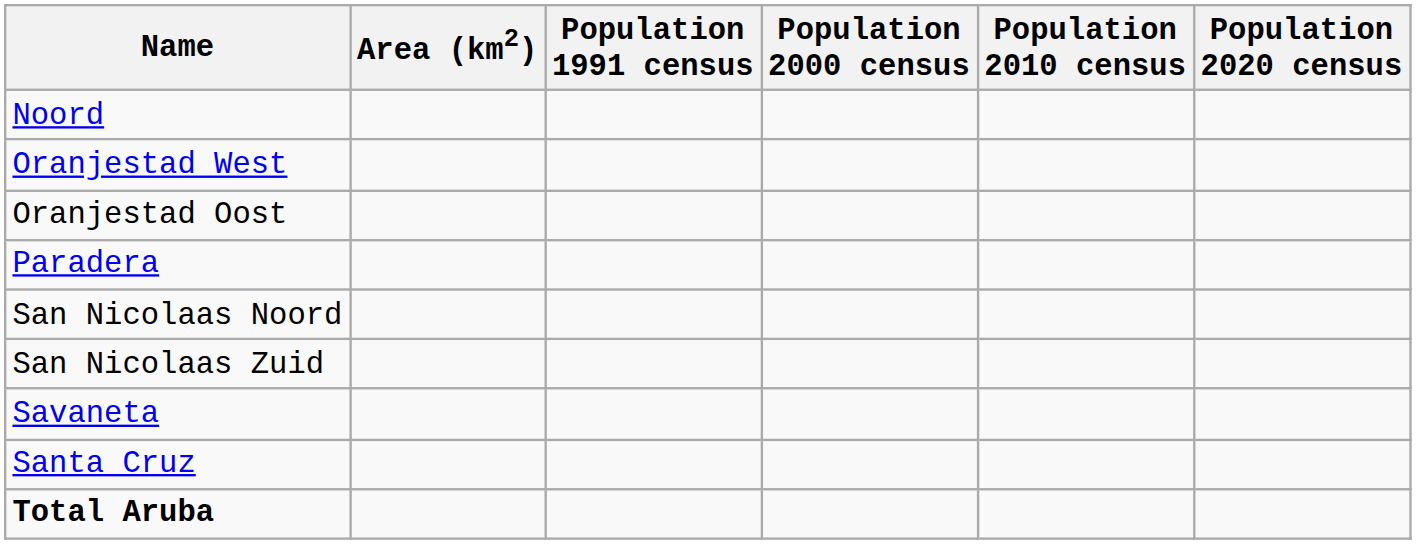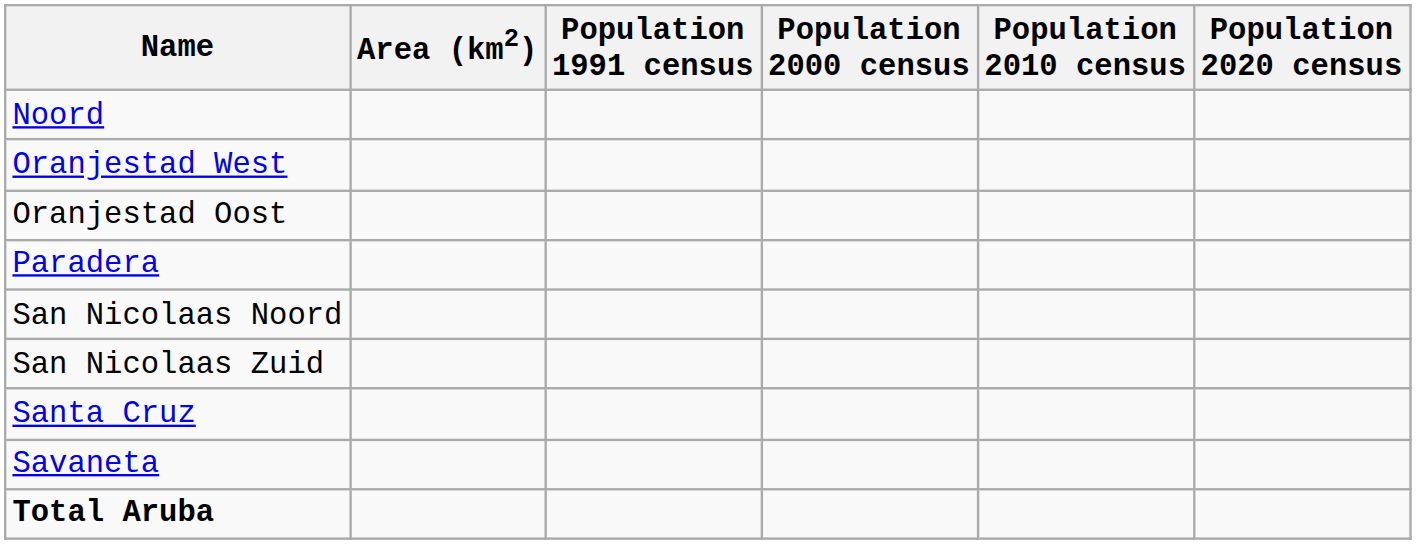rows swapped: (104, 464) <-> (86, 414)
